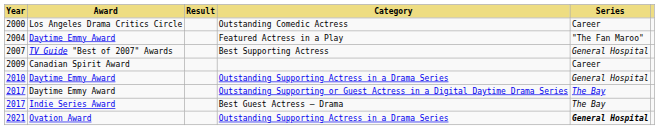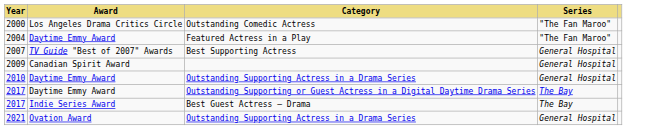- column: (201, 11)
(586, 24) Career -> (575, 24) "The Fan Maroo"
(586, 64) Career -> (578, 64) General Hospital
(610, 118) bold -> (578, 118) normal
